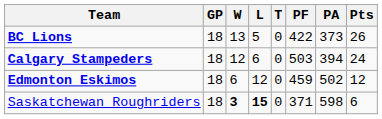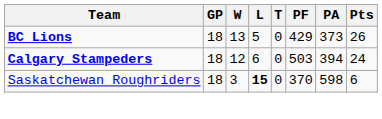(301, 37) 422 -> (301, 37) 429
- row: (72, 81)
(233, 103) bold -> (233, 81) normal
(301, 103) 371 -> (301, 81) 370
